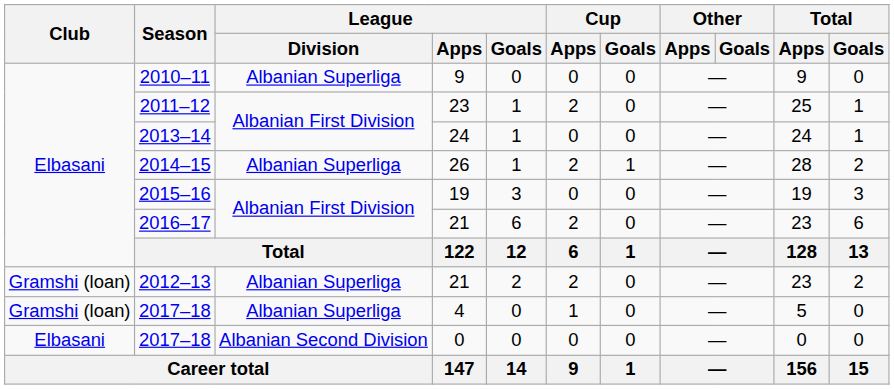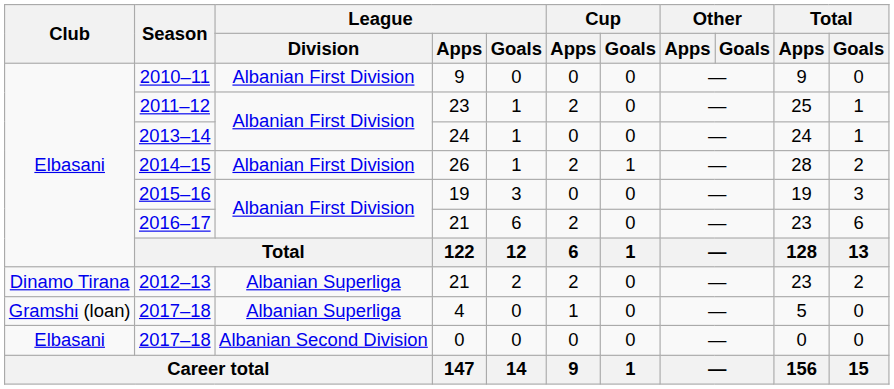(323, 77) Albanian Superliga -> (323, 77) Albanian First Division
(323, 164) Albanian Superliga -> (323, 164) Albanian First Division
(70, 281) Gramshi (loan) -> (70, 281) Dinamo Tirana
